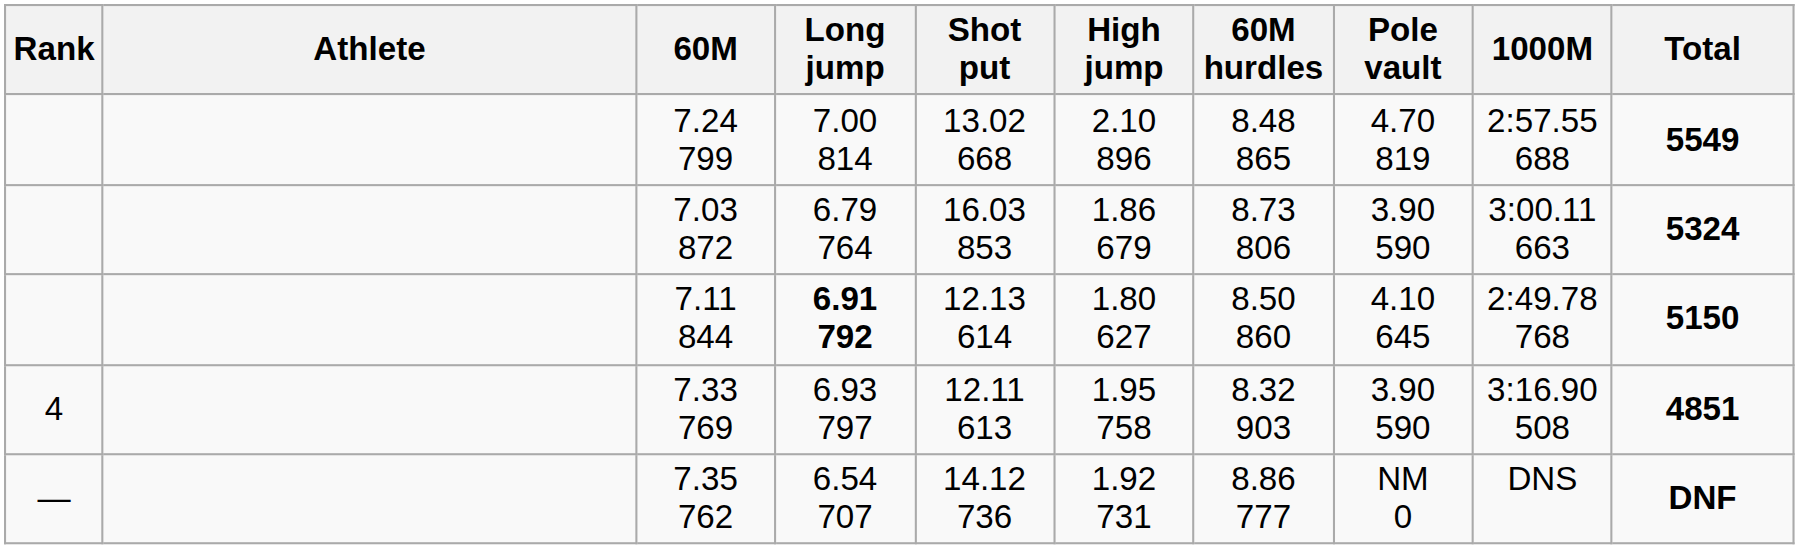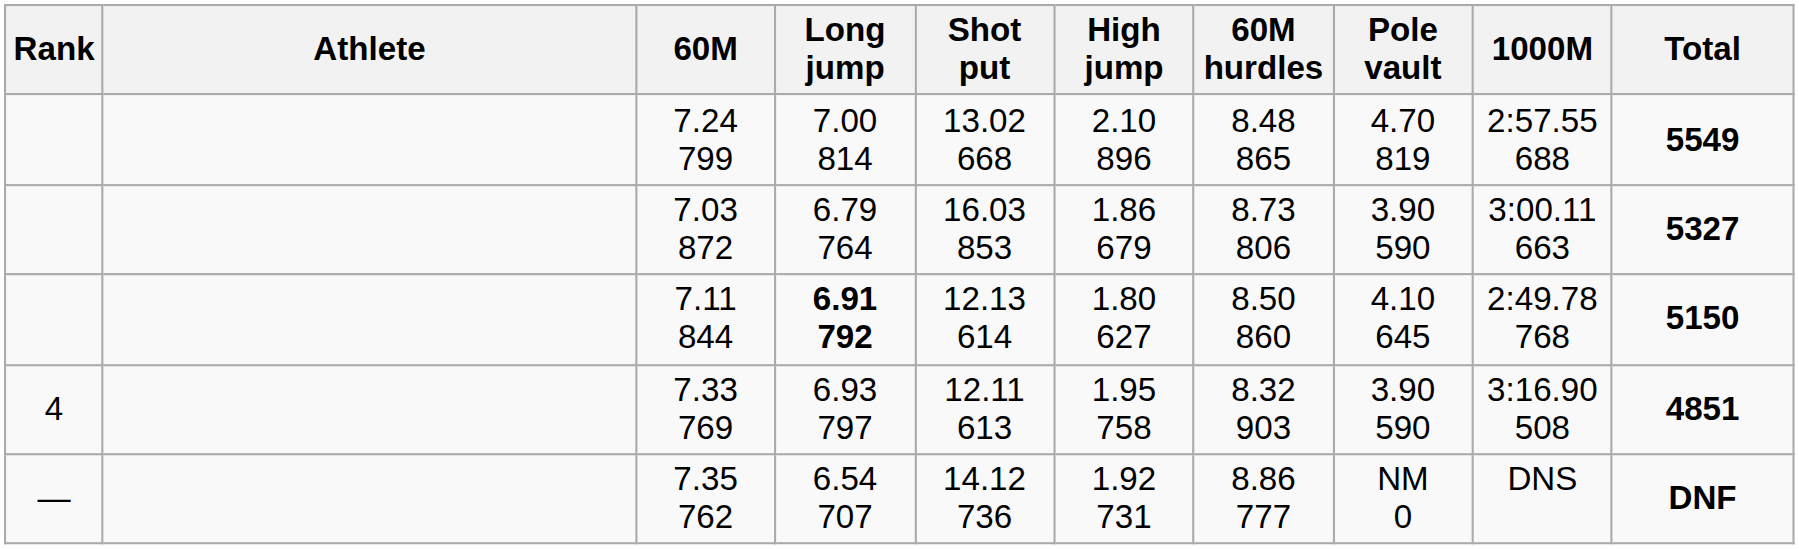(1703, 228) 5324 -> (1703, 228) 5327
